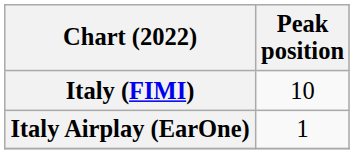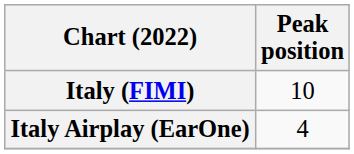(303, 129) 1 -> (303, 129) 4
